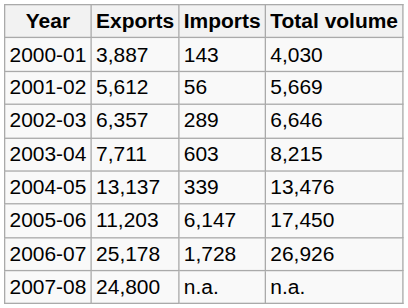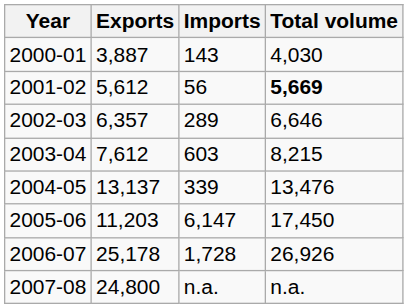(297, 87) normal -> (297, 87) bold
(122, 154) 7,711 -> (122, 154) 7,612
